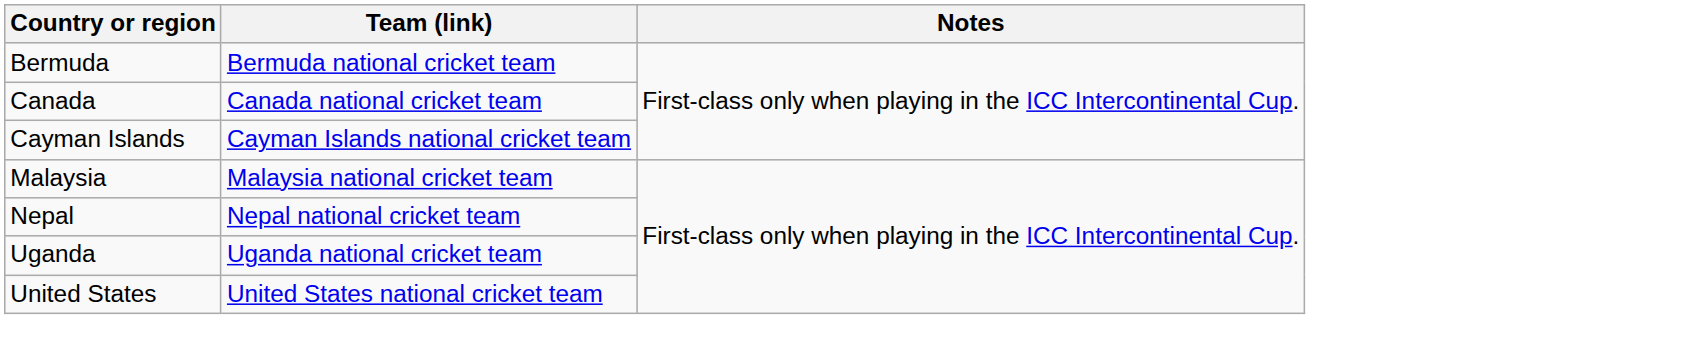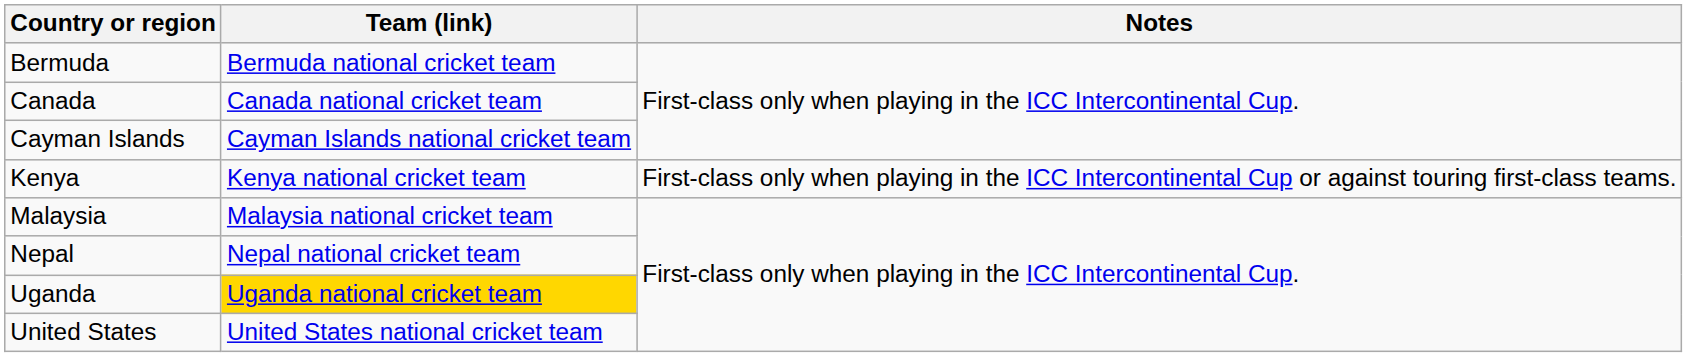+ row: (45, 178)
(384, 255) no background -> (384, 293) gold background
